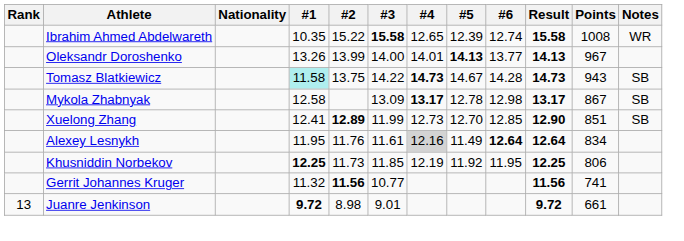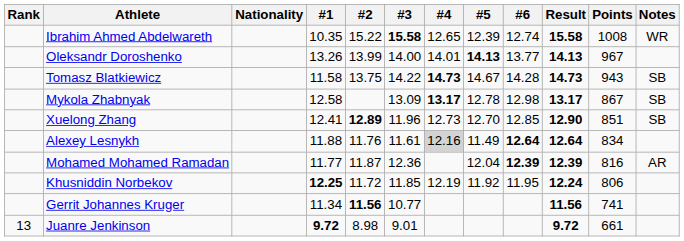(309, 78) paleturquoise background -> (326, 78) no background
(388, 120) 11.99 -> (405, 120) 11.96
(309, 141) 11.95 -> (326, 141) 11.88
+ row: (138, 162)
(348, 162) 11.73 -> (365, 183) 11.72
(549, 162) 12.25 -> (566, 183) 12.24
(309, 183) 11.32 -> (326, 204) 11.34
